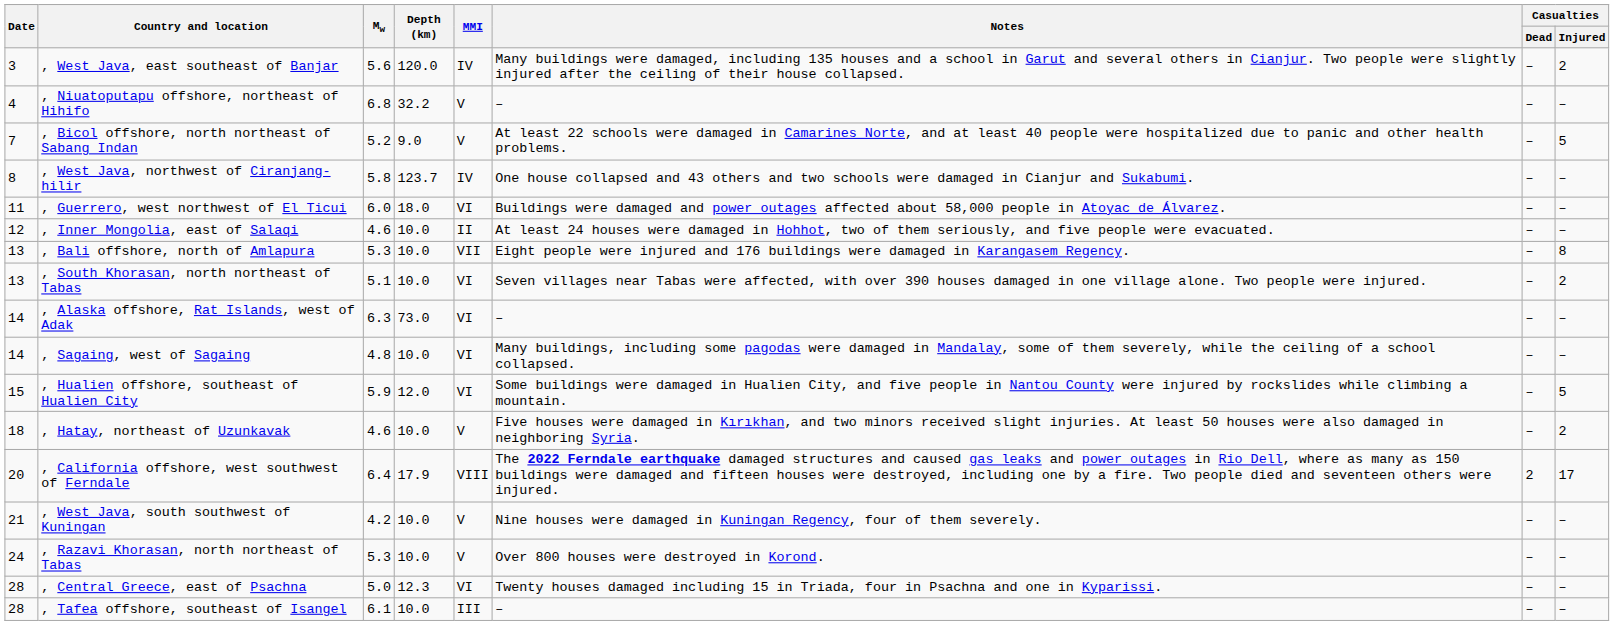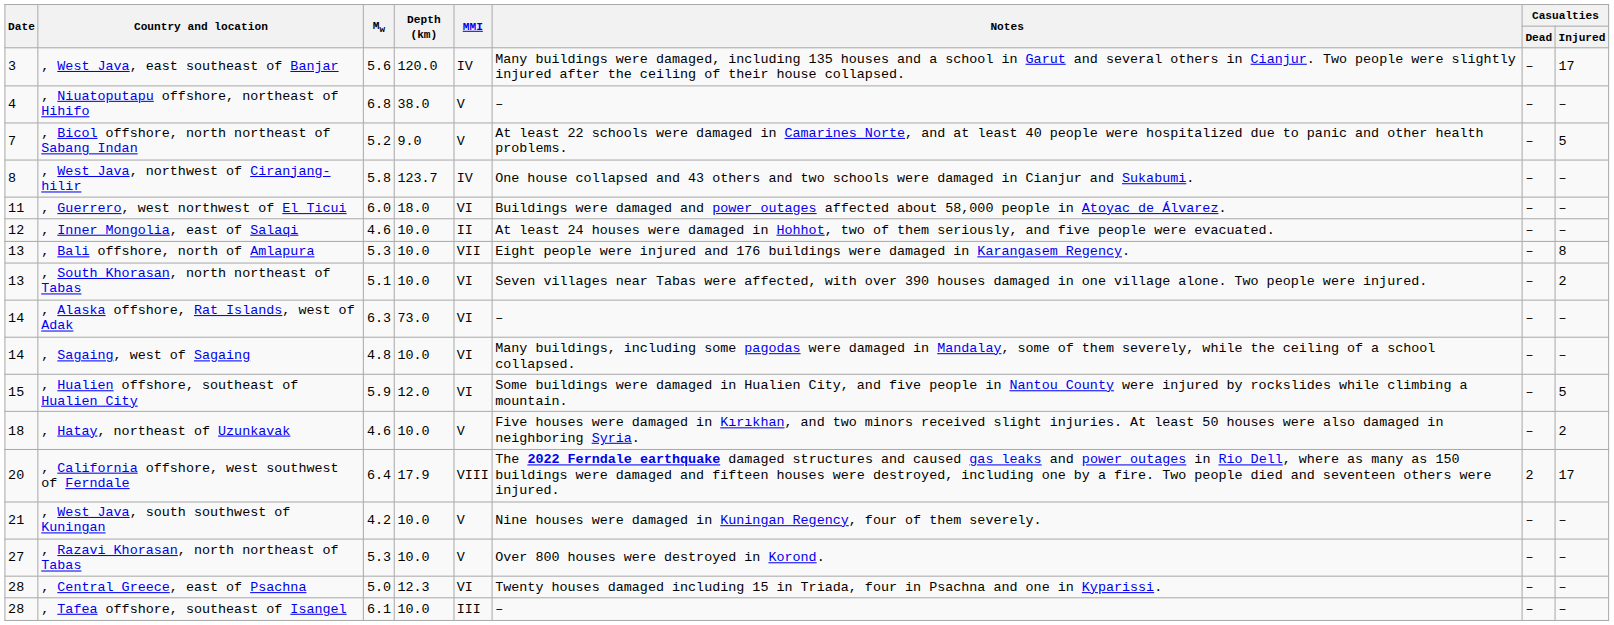(1563, 67) 2 -> (1567, 67) 17
(413, 104) 32.2 -> (413, 104) 38.0
(16, 558) 24 -> (16, 558) 27
